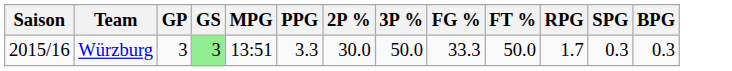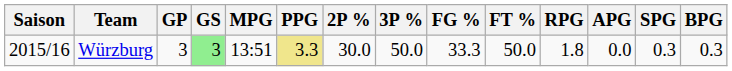+ column: (612, 19)
(307, 50) no background -> (307, 50) khaki background
(572, 50) 1.7 -> (572, 50) 1.8
